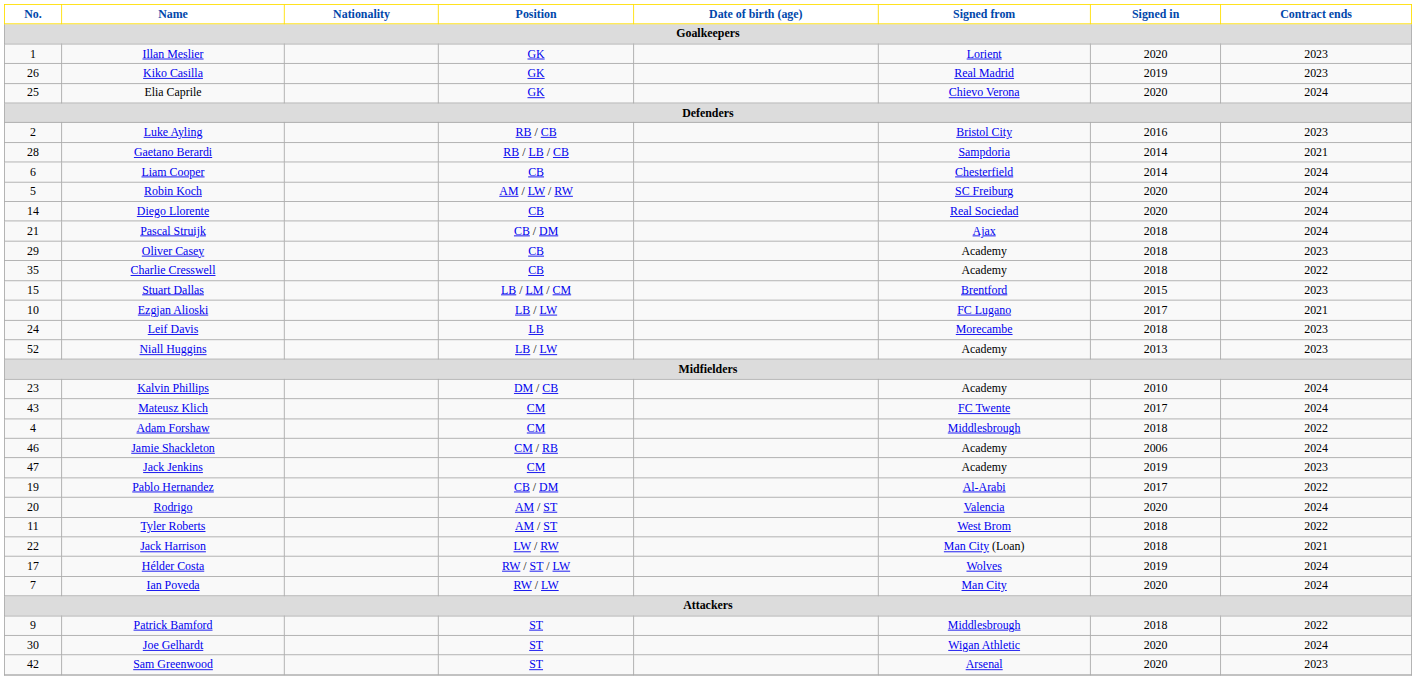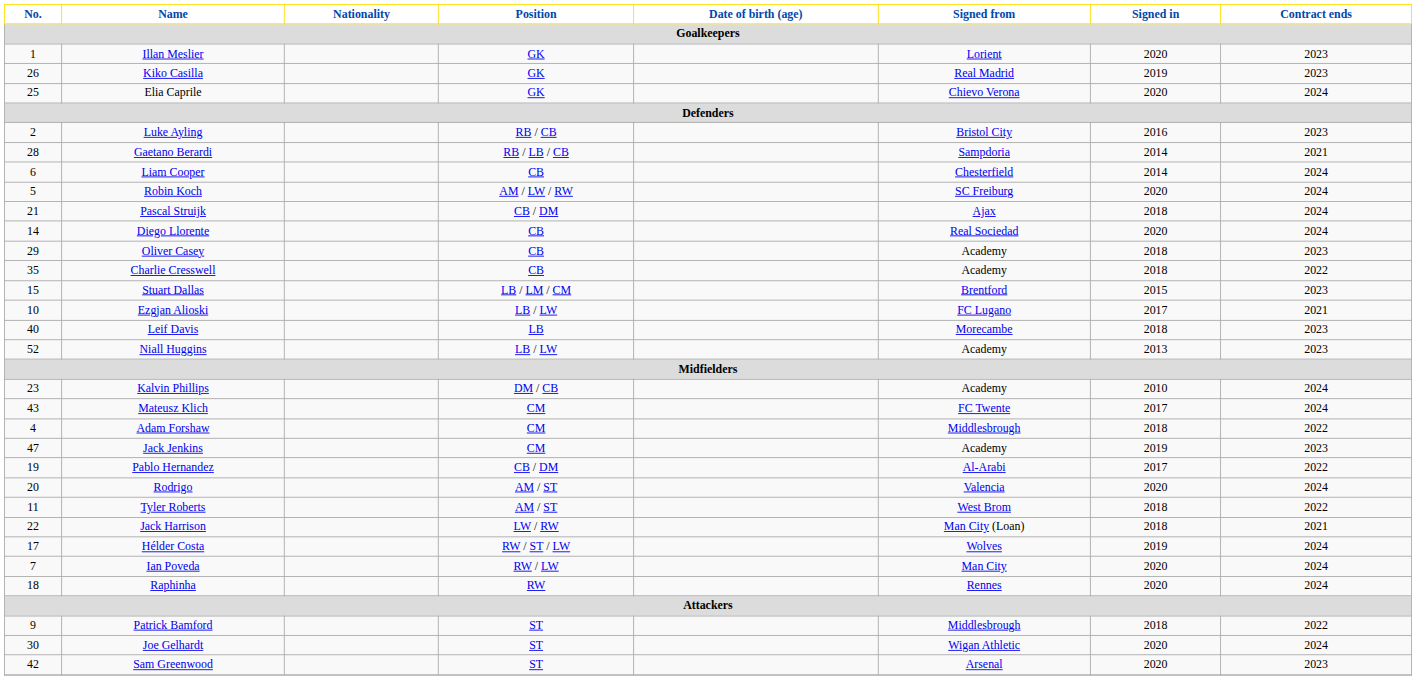rows swapped: (173, 211) <-> (173, 230)
(33, 329) 24 -> (33, 329) 40
- row: (173, 447)
+ row: (173, 585)
